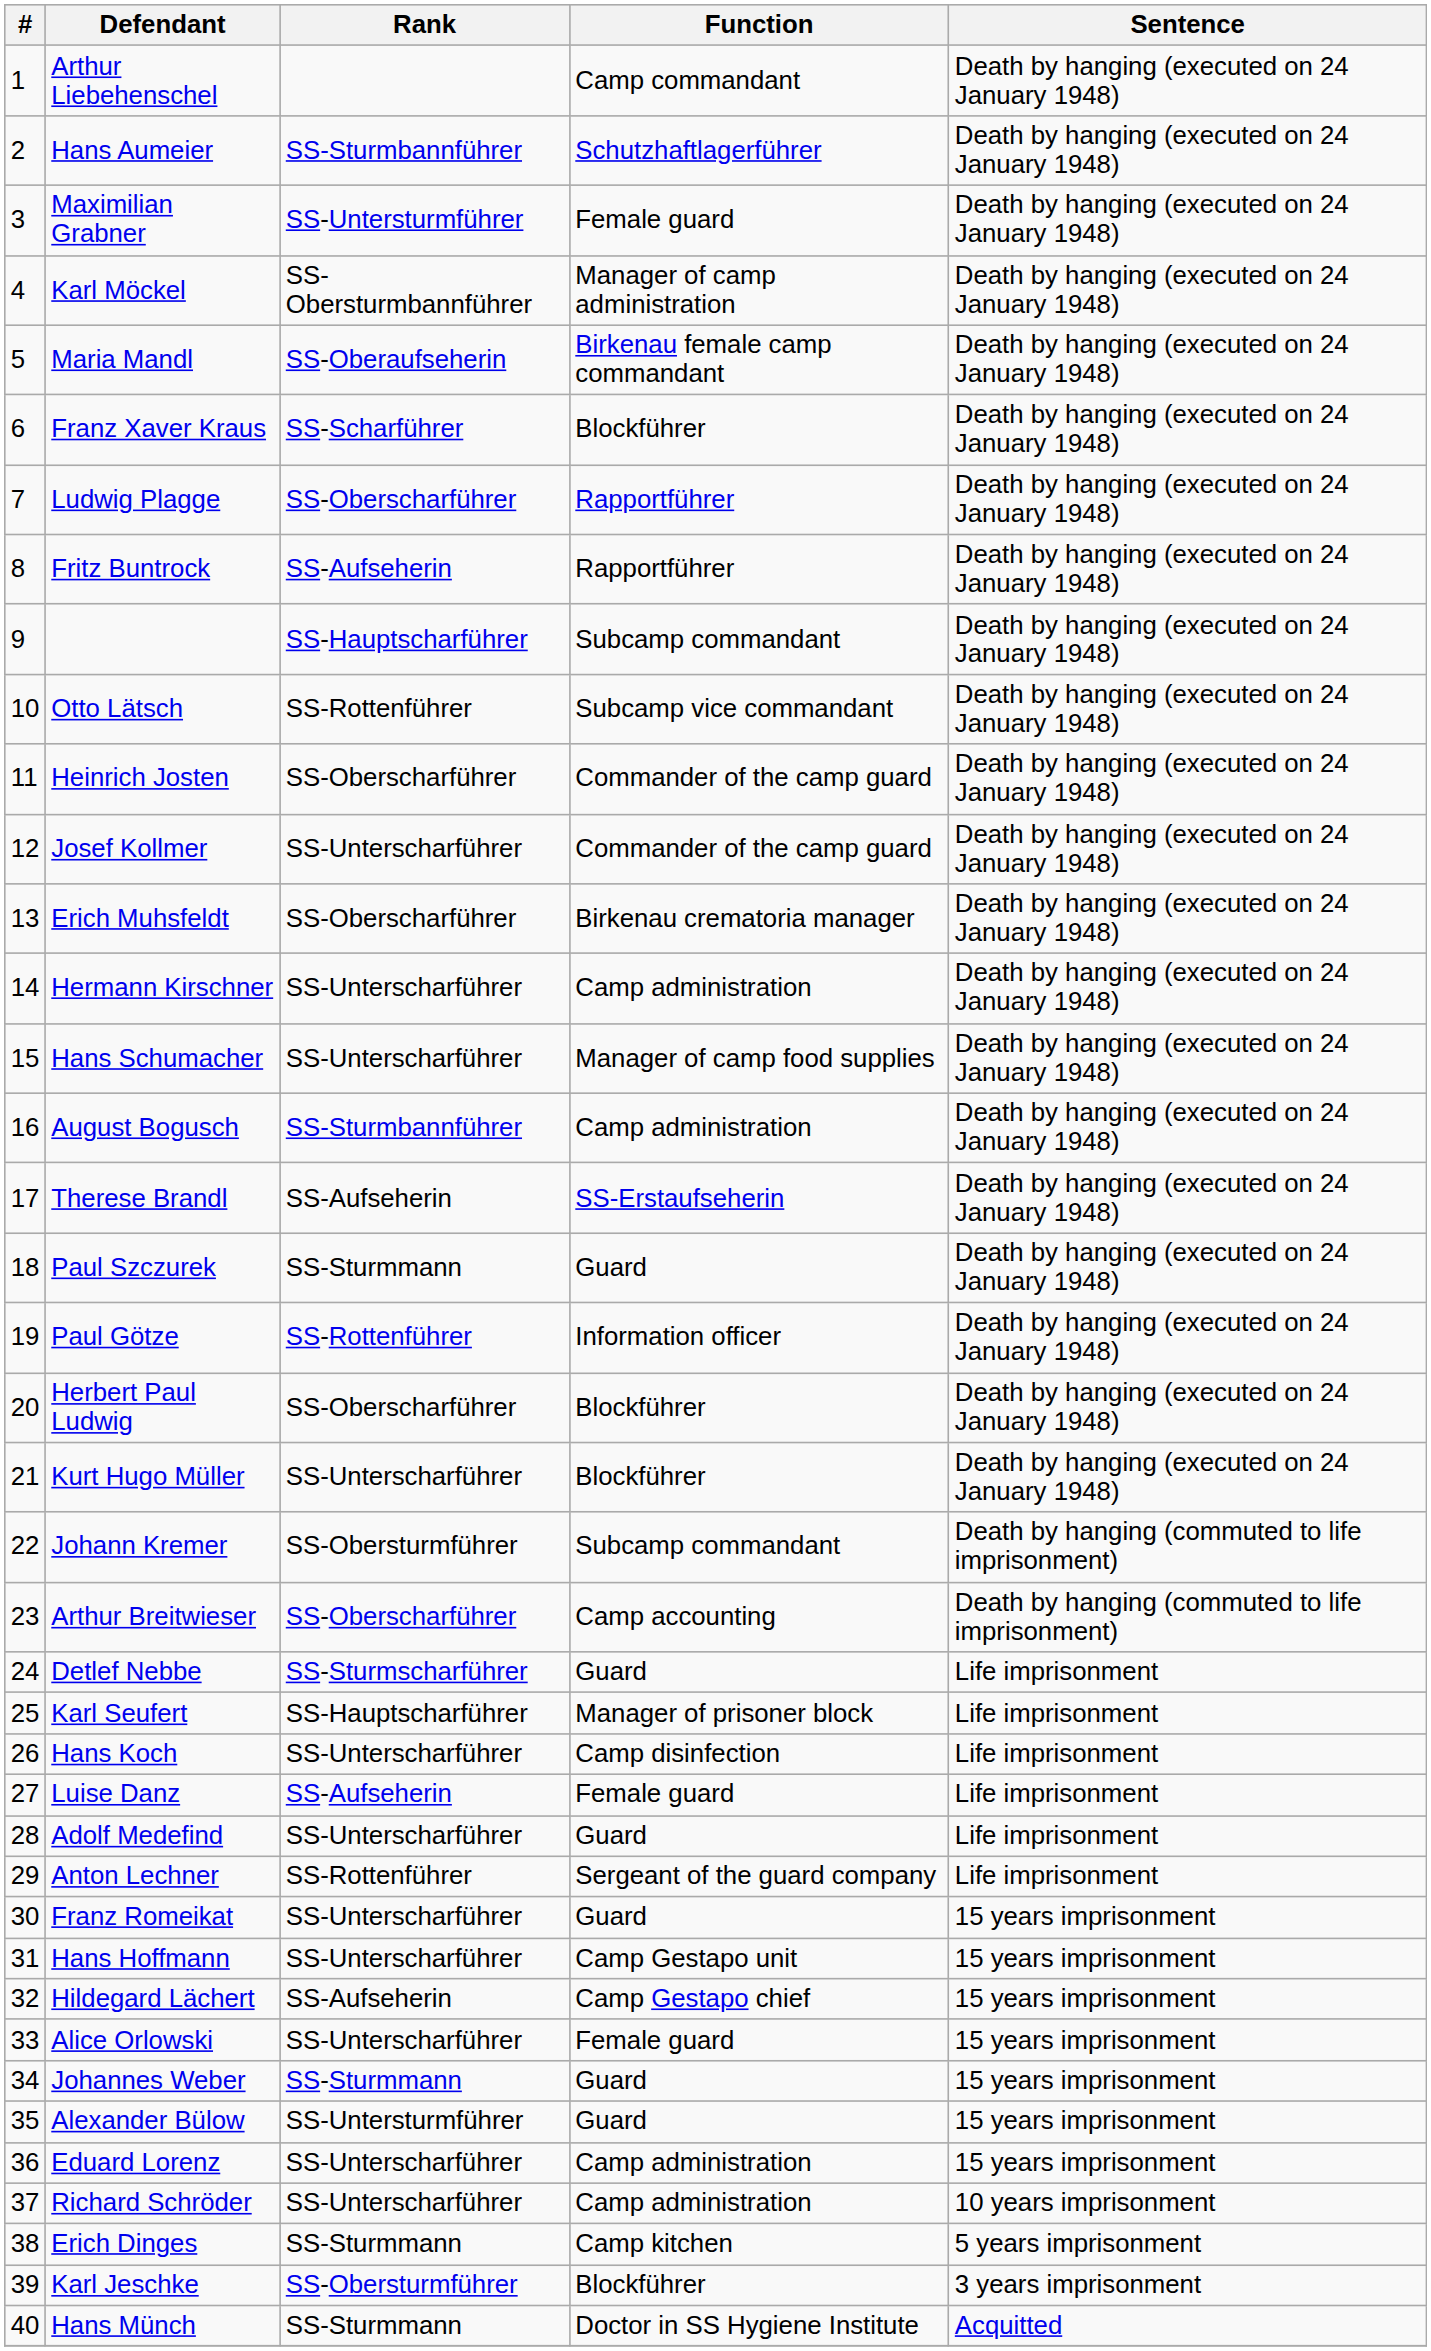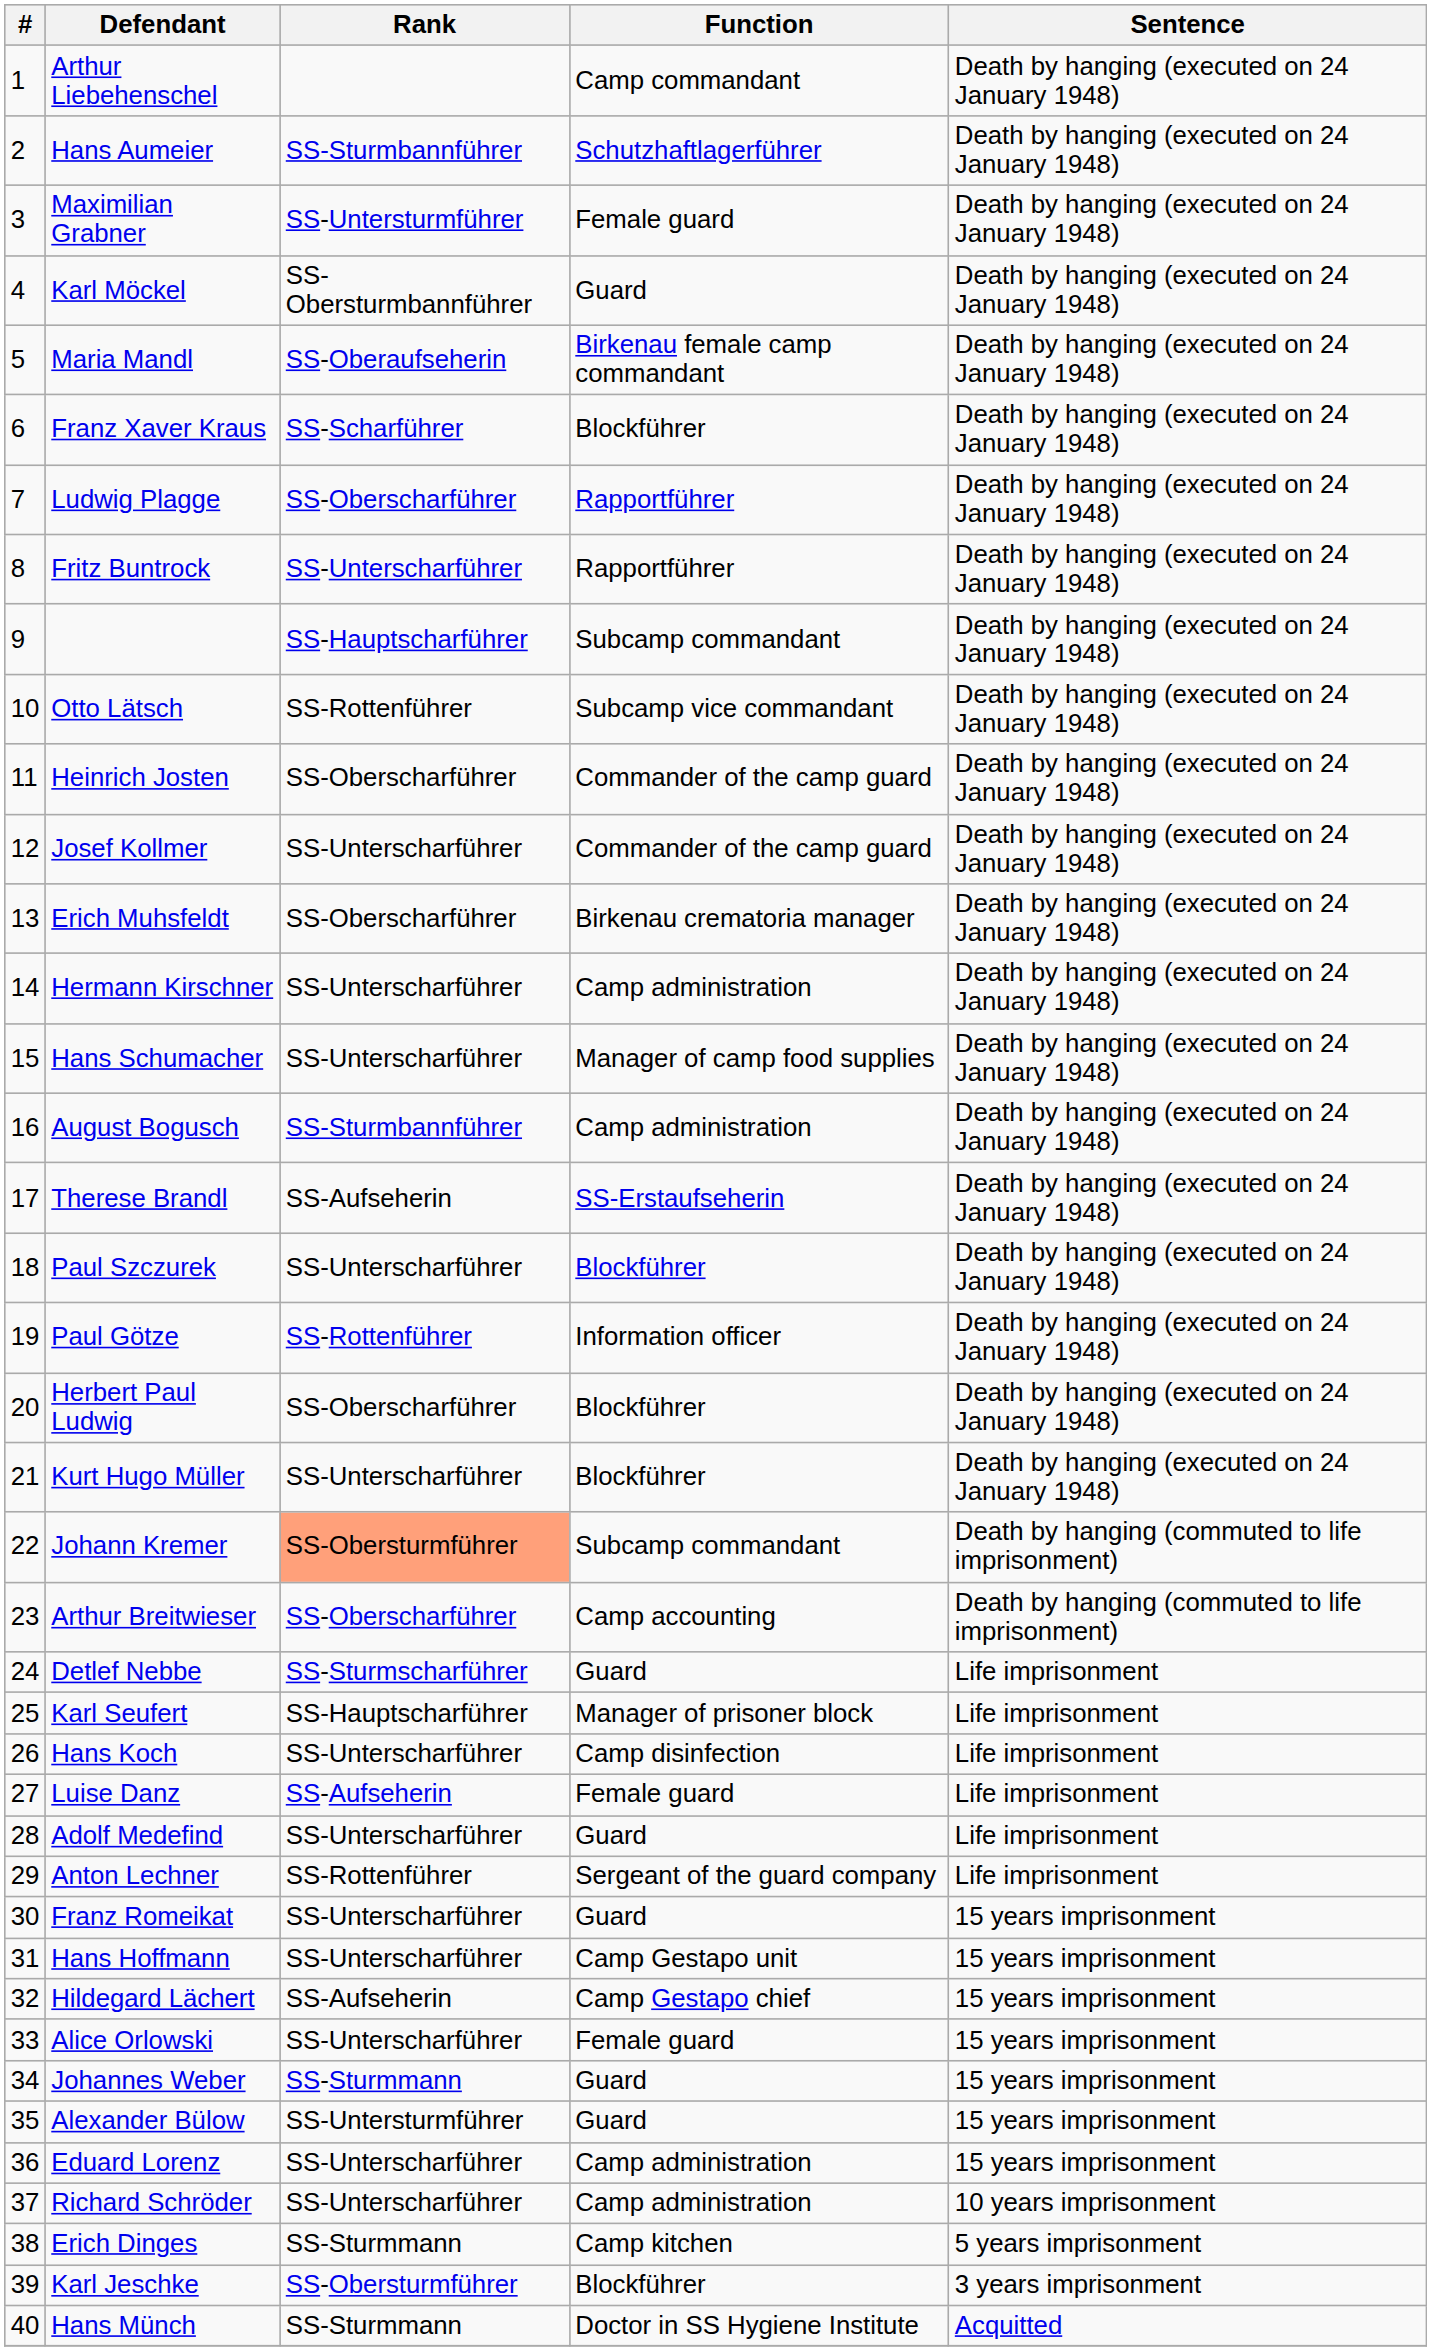(676, 289) Manager of camp administration -> (611, 289) Guard
(369, 569) SS-Aufseherin -> (404, 569) SS-Unterscharführer
(374, 1267) SS-Sturmmann -> (404, 1267) SS-Unterscharführer
(611, 1267) Guard -> (640, 1267) Blockführer
(402, 1546) no background -> (402, 1546) lightsalmon background
